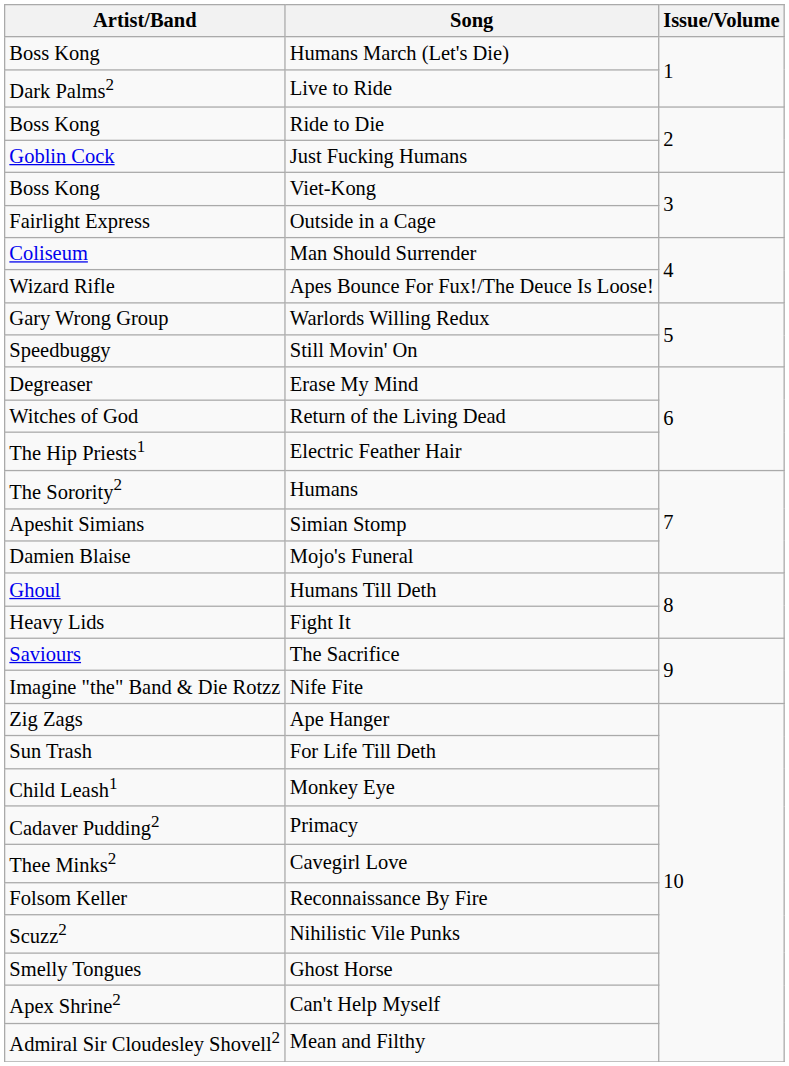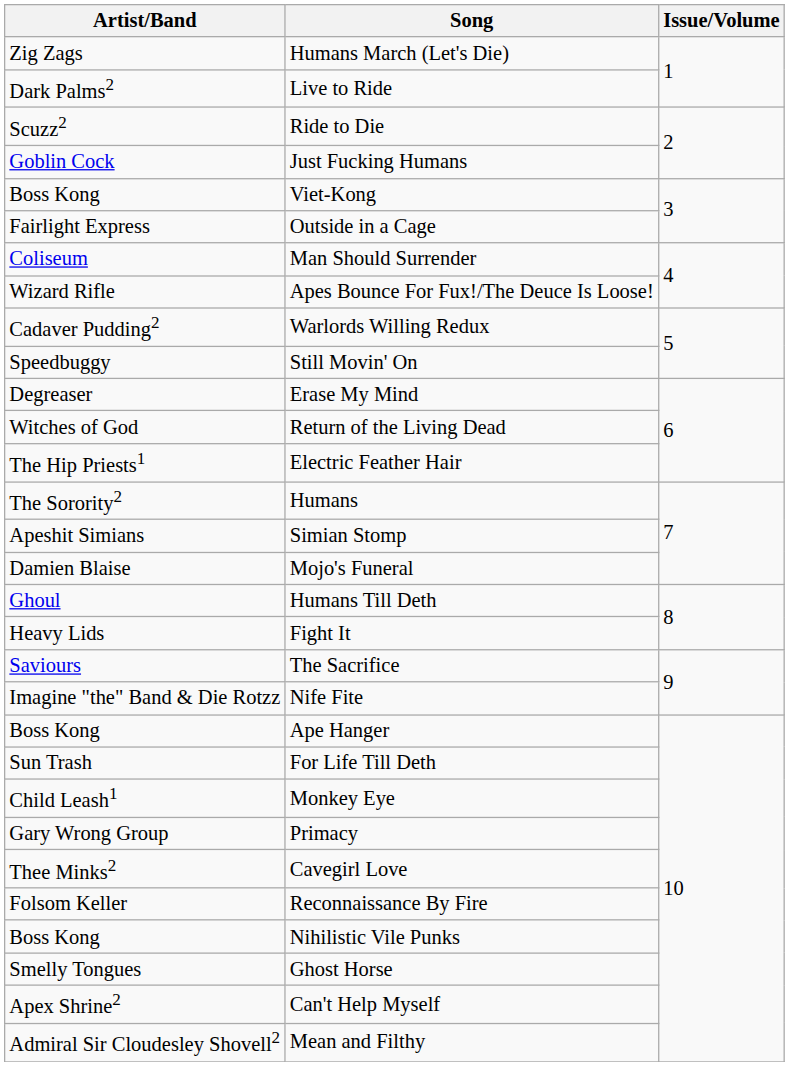(55, 53) Boss Kong -> (46, 53) Zig Zags
(55, 123) Boss Kong -> (38, 126) Scuzz2
(89, 318) Gary Wrong Group -> (84, 326) Cadaver Pudding2
(46, 719) Zig Zags -> (55, 730) Boss Kong
(84, 825) Cadaver Pudding2 -> (89, 833) Gary Wrong Group
(38, 933) Scuzz2 -> (55, 936) Boss Kong
